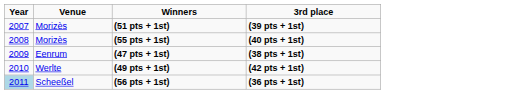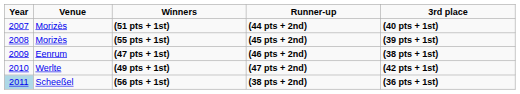+ column: (314, 11)
(276, 25) (39 pts + 1st) -> (411, 25) (40 pts + 1st)
(276, 39) (40 pts + 1st) -> (411, 39) (39 pts + 1st)
